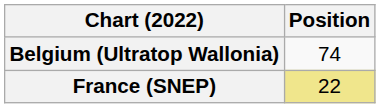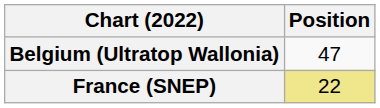(329, 53) 74 -> (329, 53) 47
